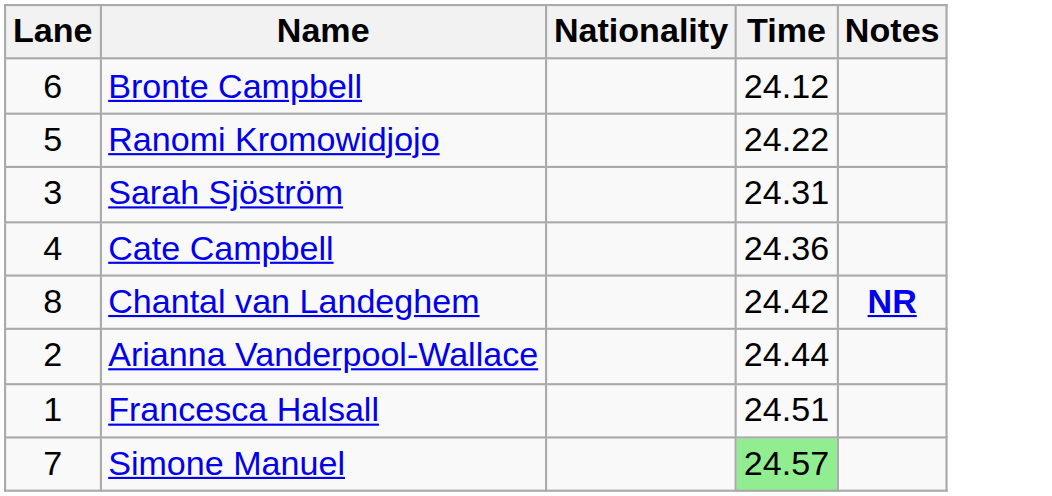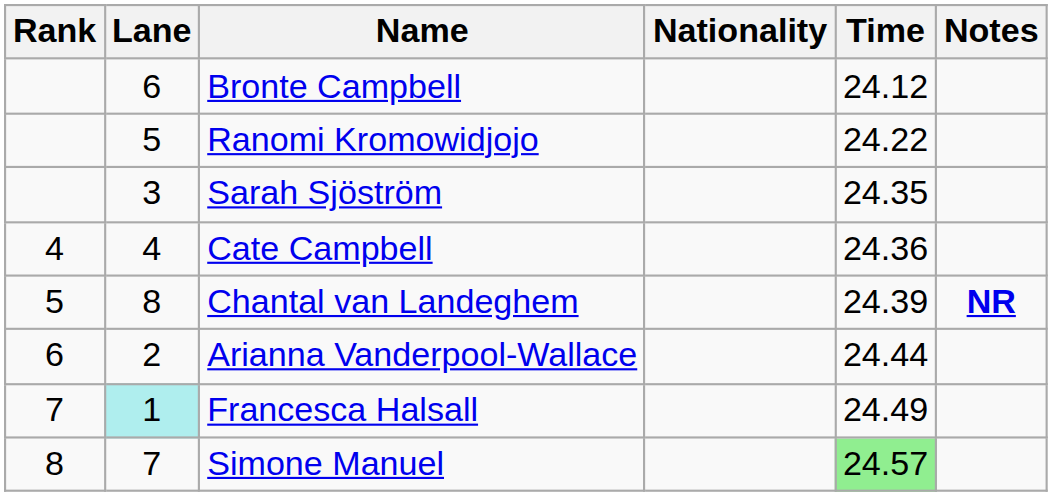+ column: (55, 31)
(786, 193) 24.31 -> (886, 193) 24.35
(786, 301) 24.42 -> (886, 301) 24.39
(53, 409) no background -> (152, 409) paleturquoise background
(786, 409) 24.51 -> (886, 409) 24.49
